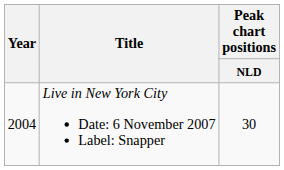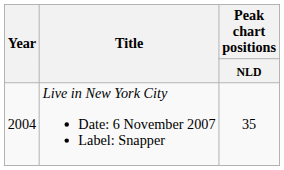(249, 124) 30 -> (249, 124) 35
